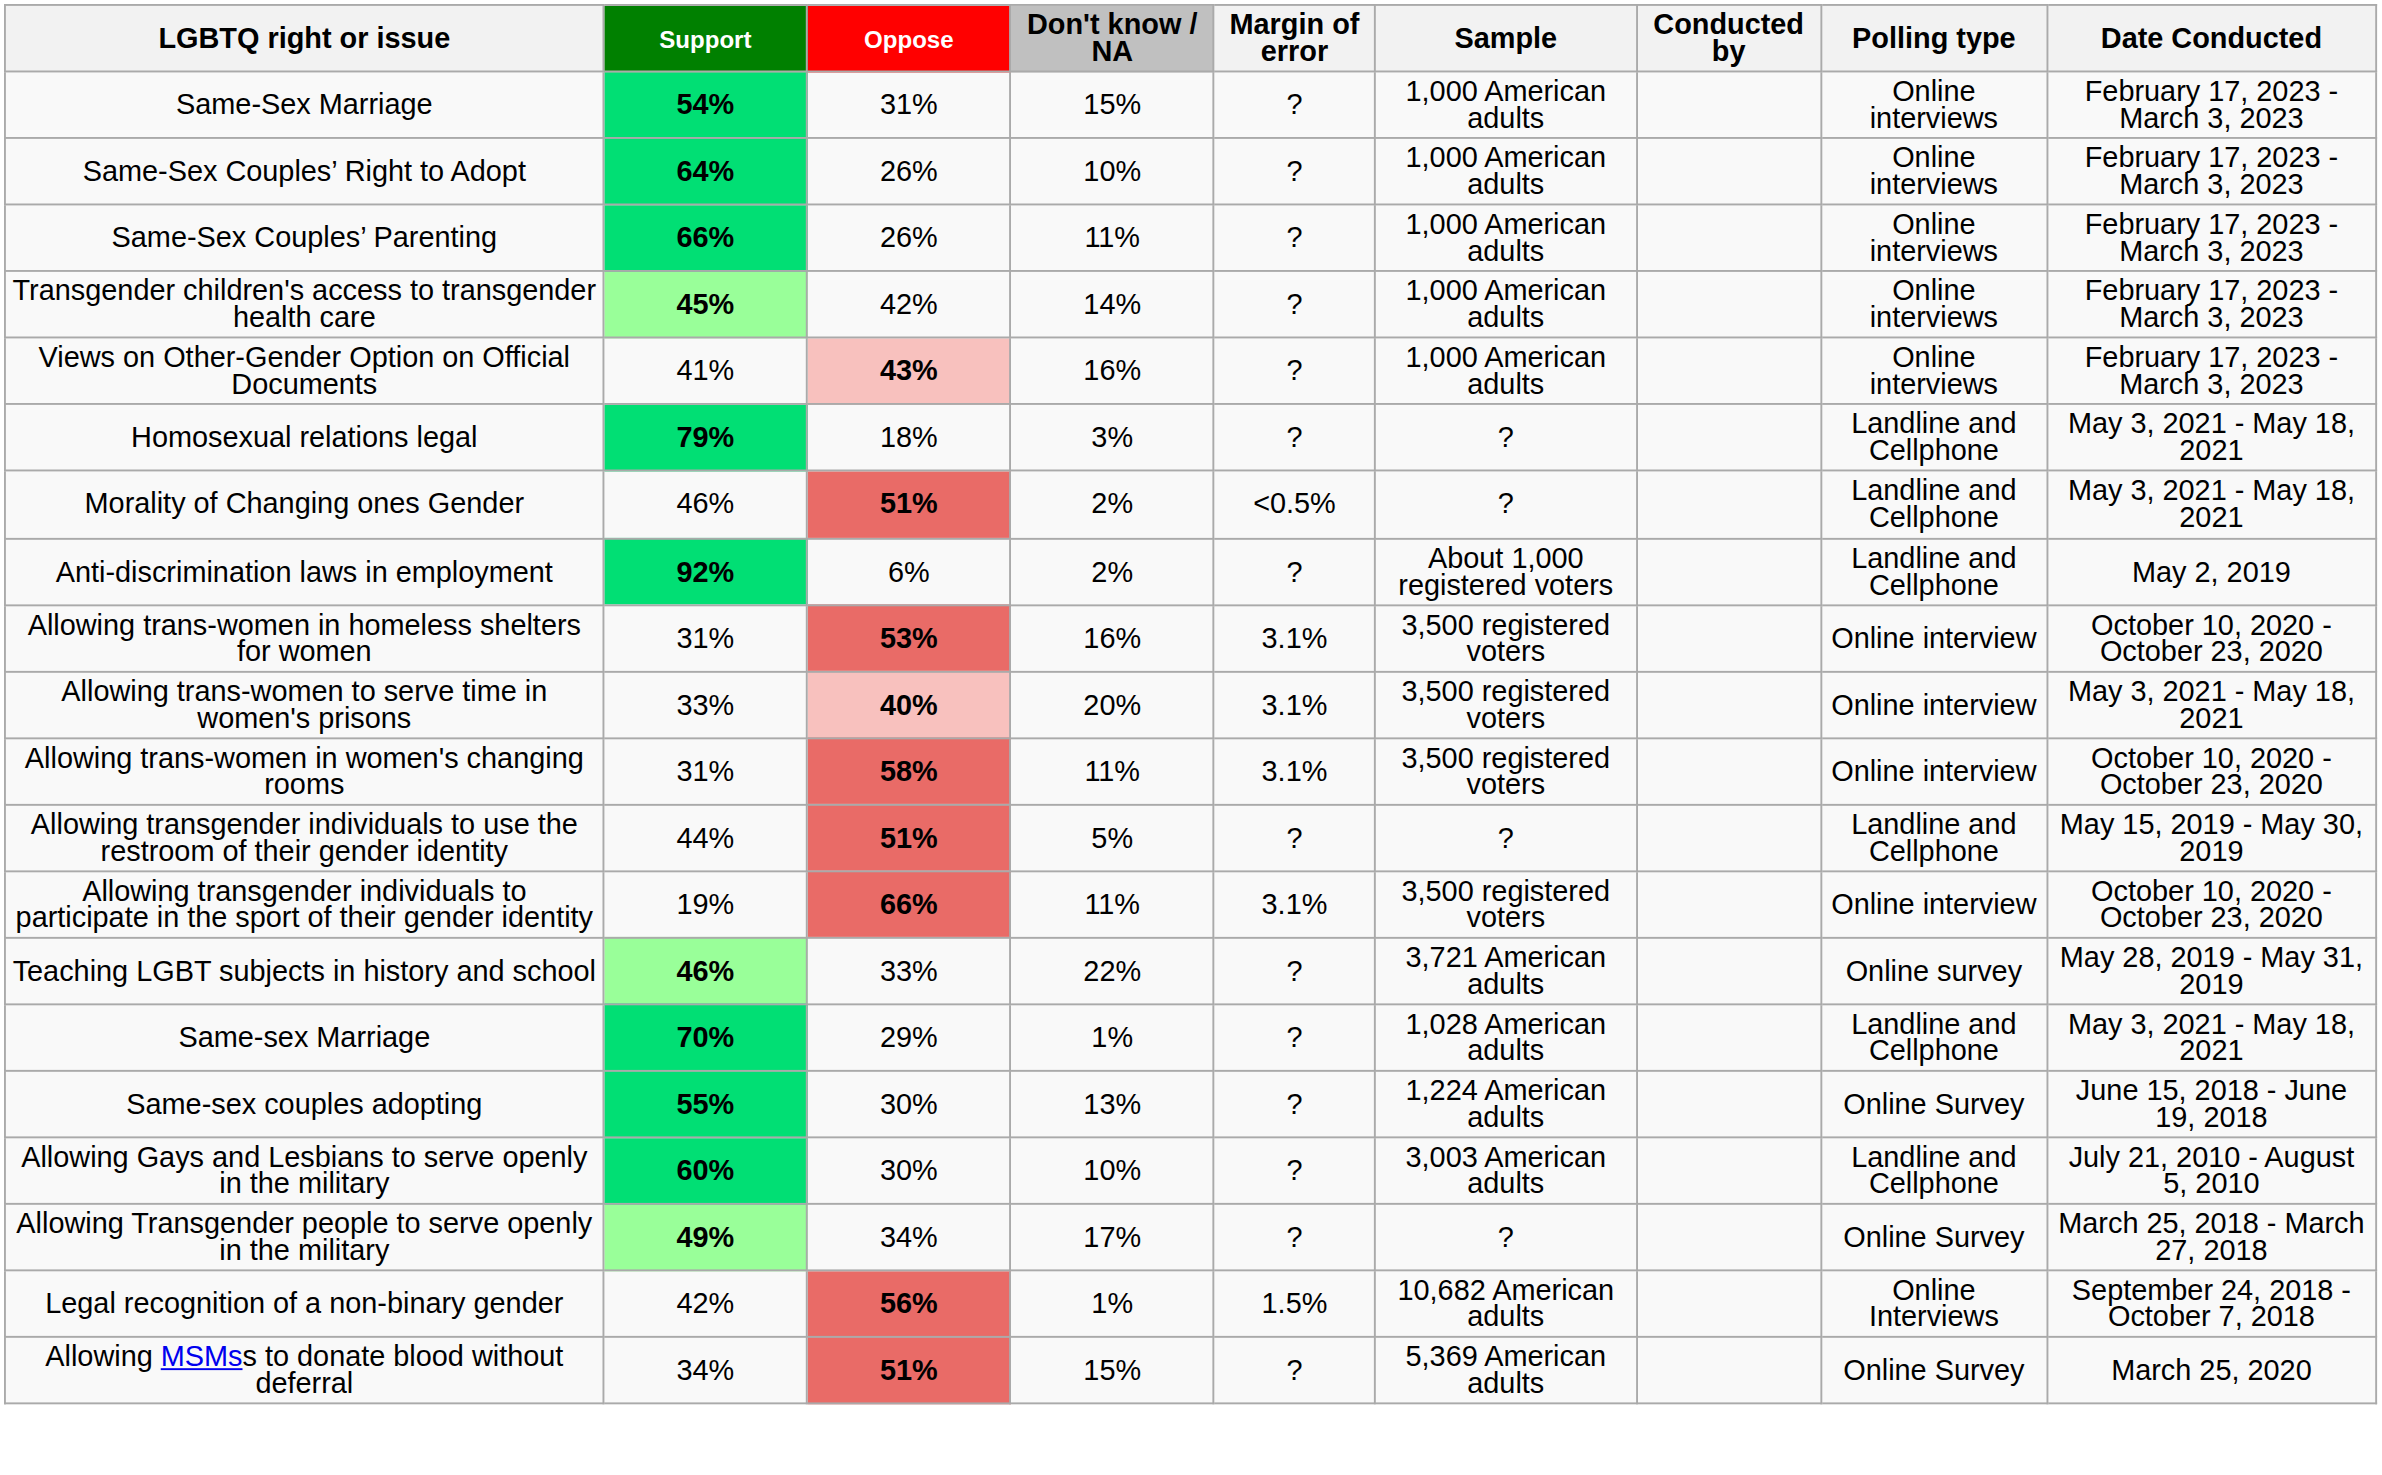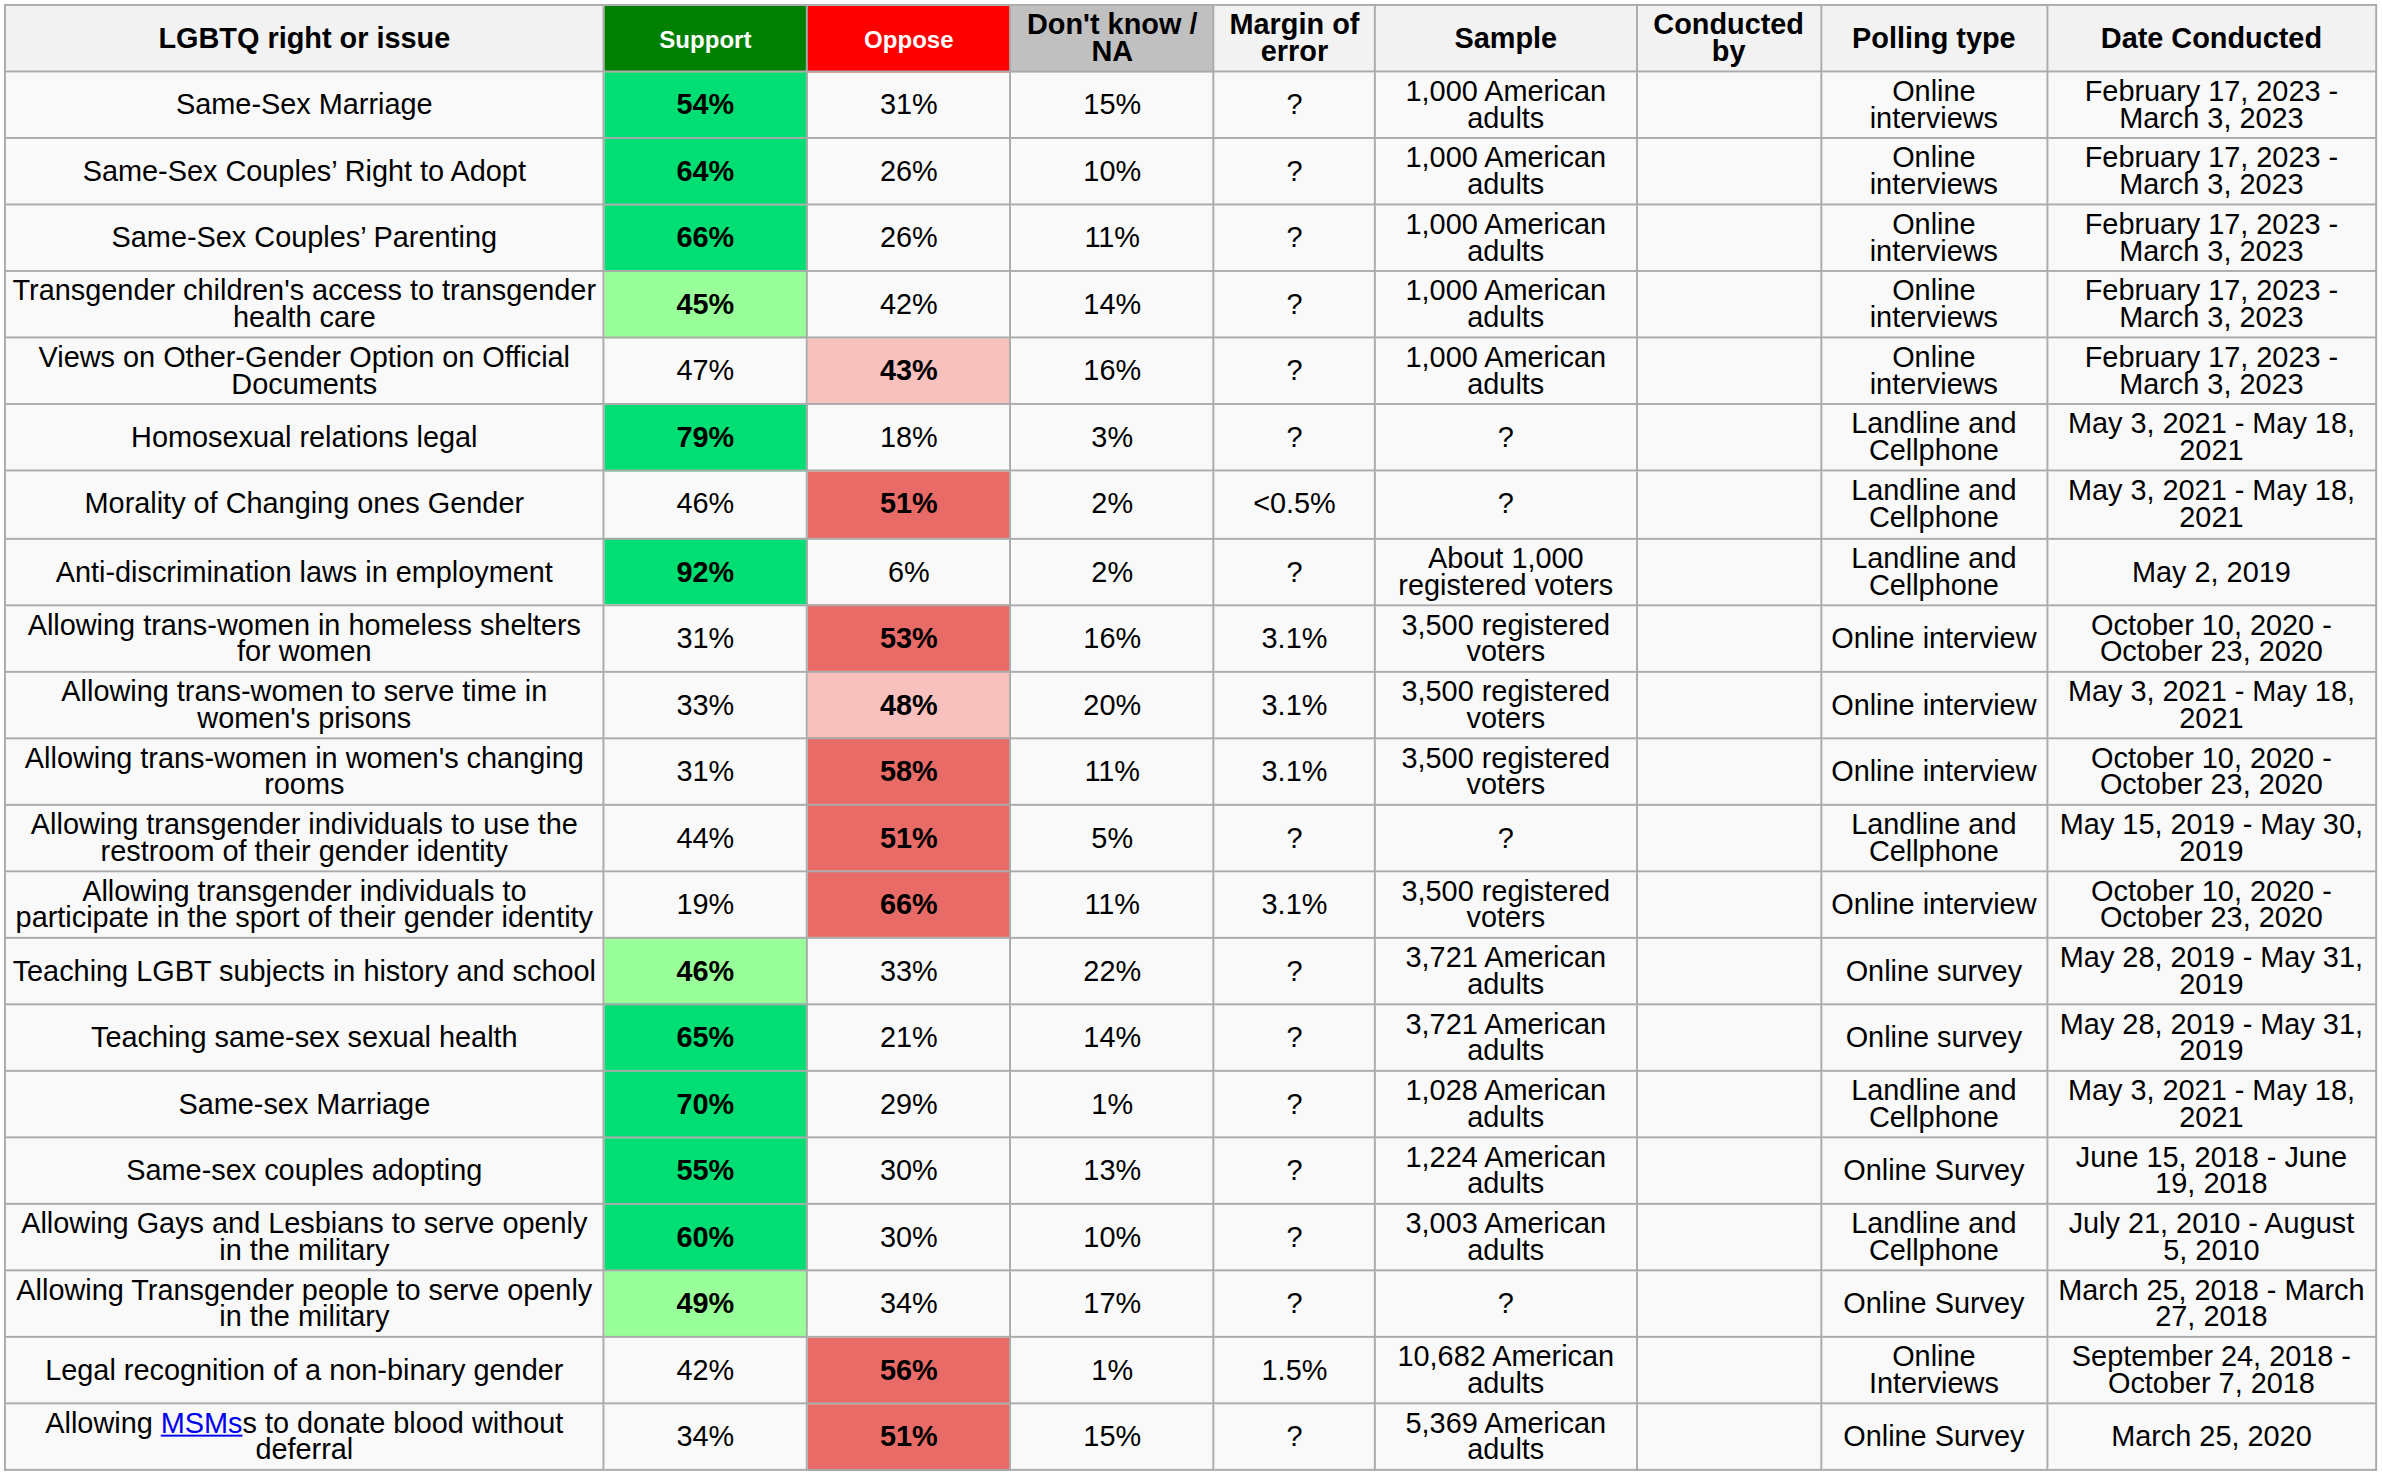(705, 371) 41% -> (705, 371) 47%
(909, 704) 40% -> (909, 704) 48%
+ row: (304, 1037)
